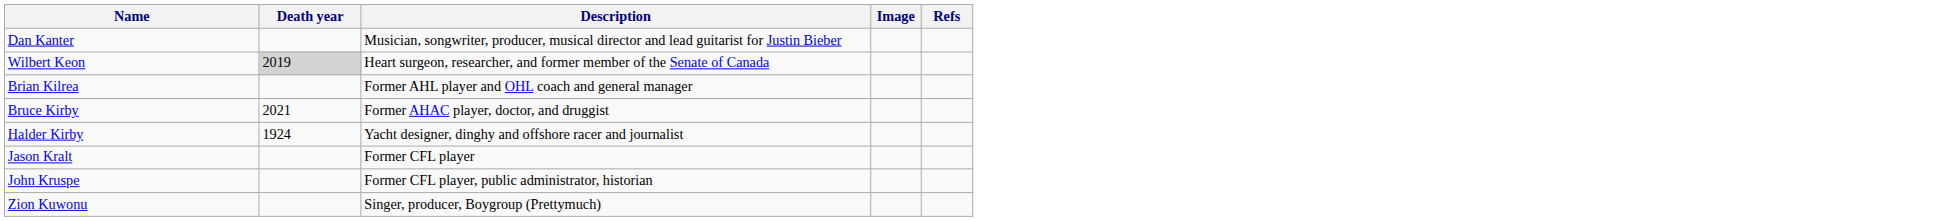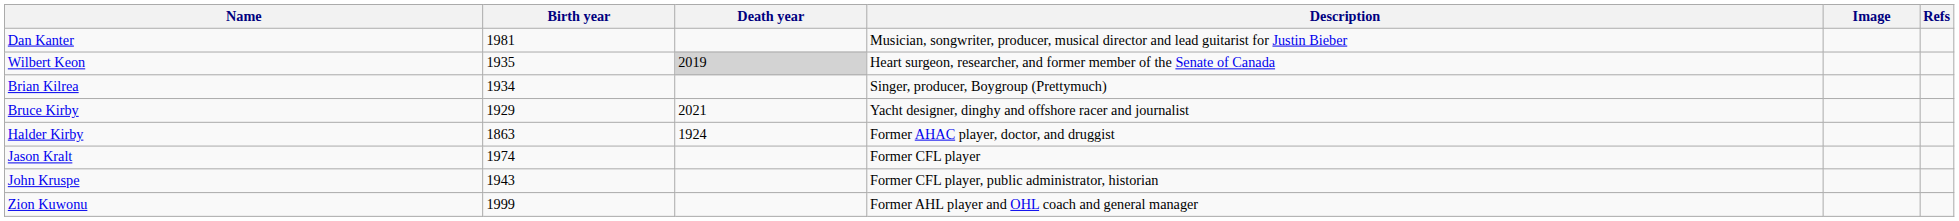+ column: (579, 16)
(528, 87) Former AHL player and OHL coach and general manager -> (988, 87) Singer, producer, Boygroup (Prettymuch)
(487, 110) Former AHAC player, doctor, and druggist -> (1030, 110) Yacht designer, dinghy and offshore racer and journalist
(524, 134) Yacht designer, dinghy and offshore racer and journalist -> (992, 134) Former AHAC player, doctor, and druggist
(483, 204) Singer, producer, Boygroup (Prettymuch) -> (1034, 204) Former AHL player and OHL coach and general manager
